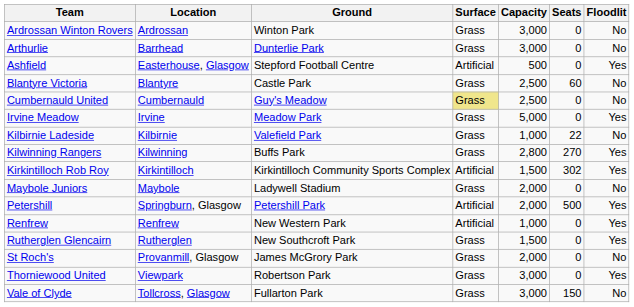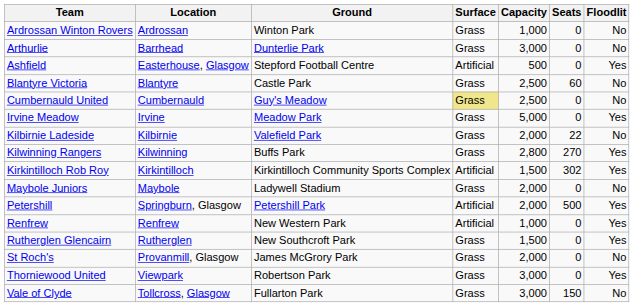(533, 30) 3,000 -> (533, 30) 1,000
(533, 135) 1,000 -> (533, 135) 2,000
